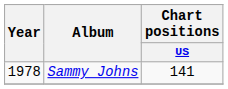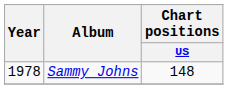(182, 72) 141 -> (182, 72) 148
